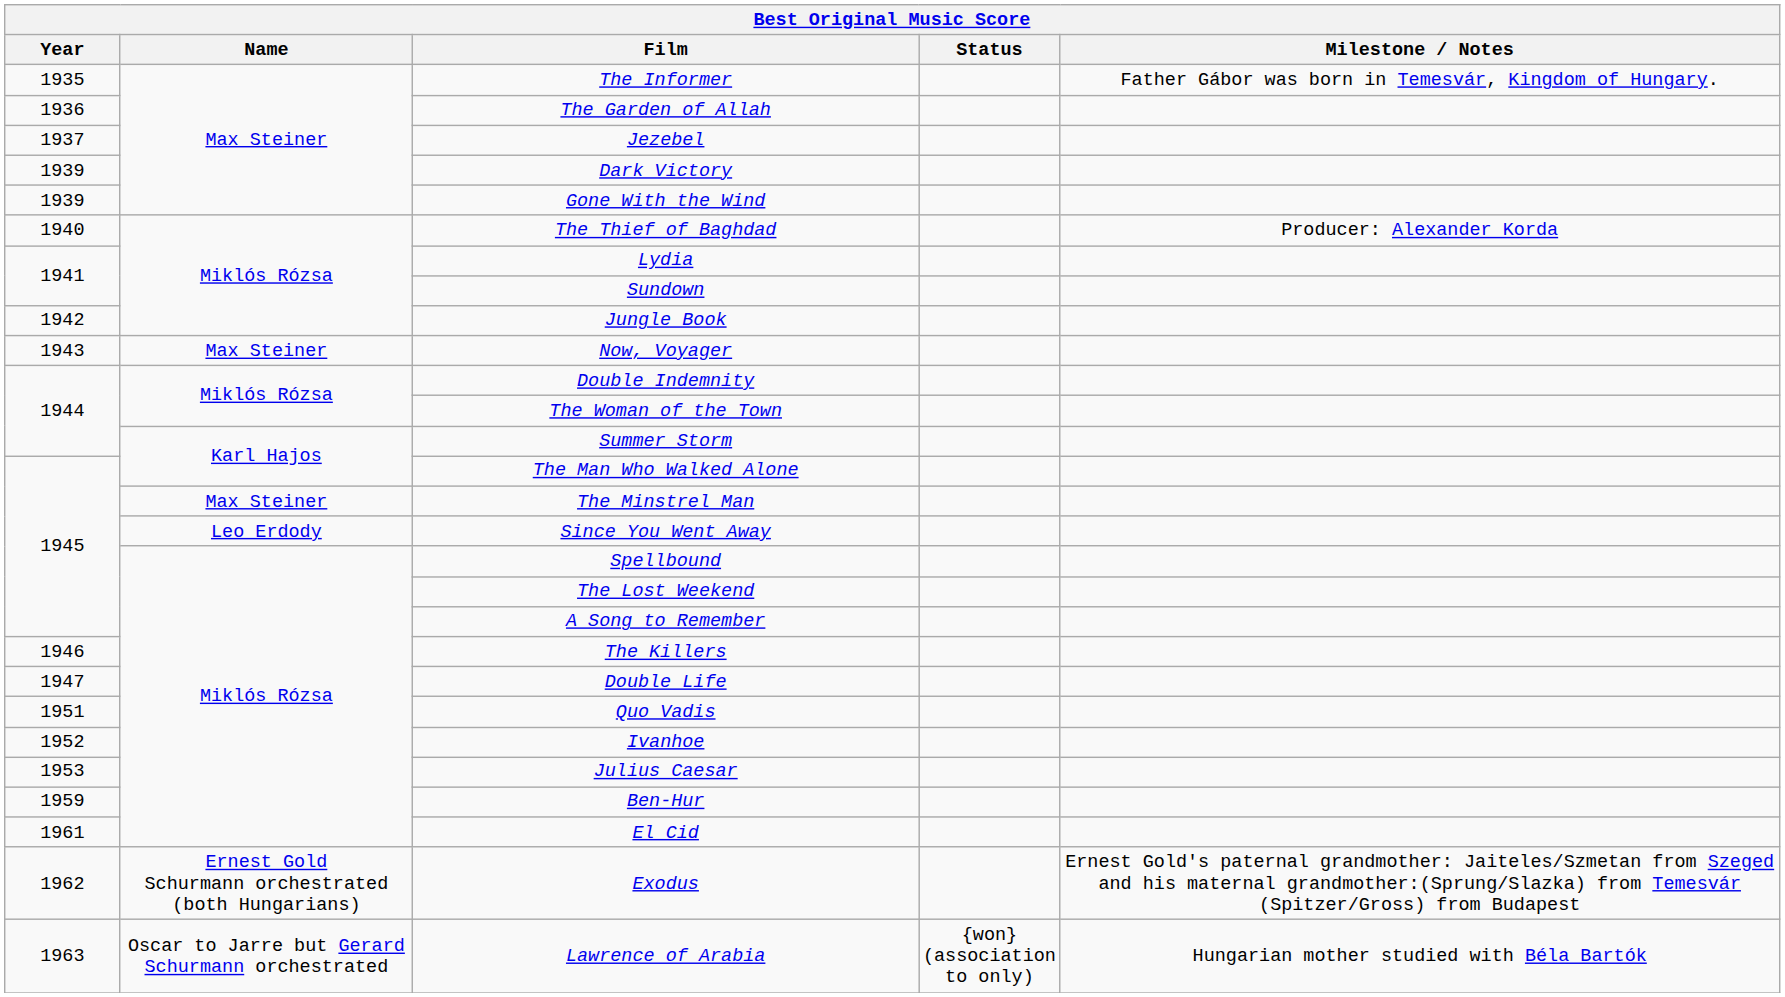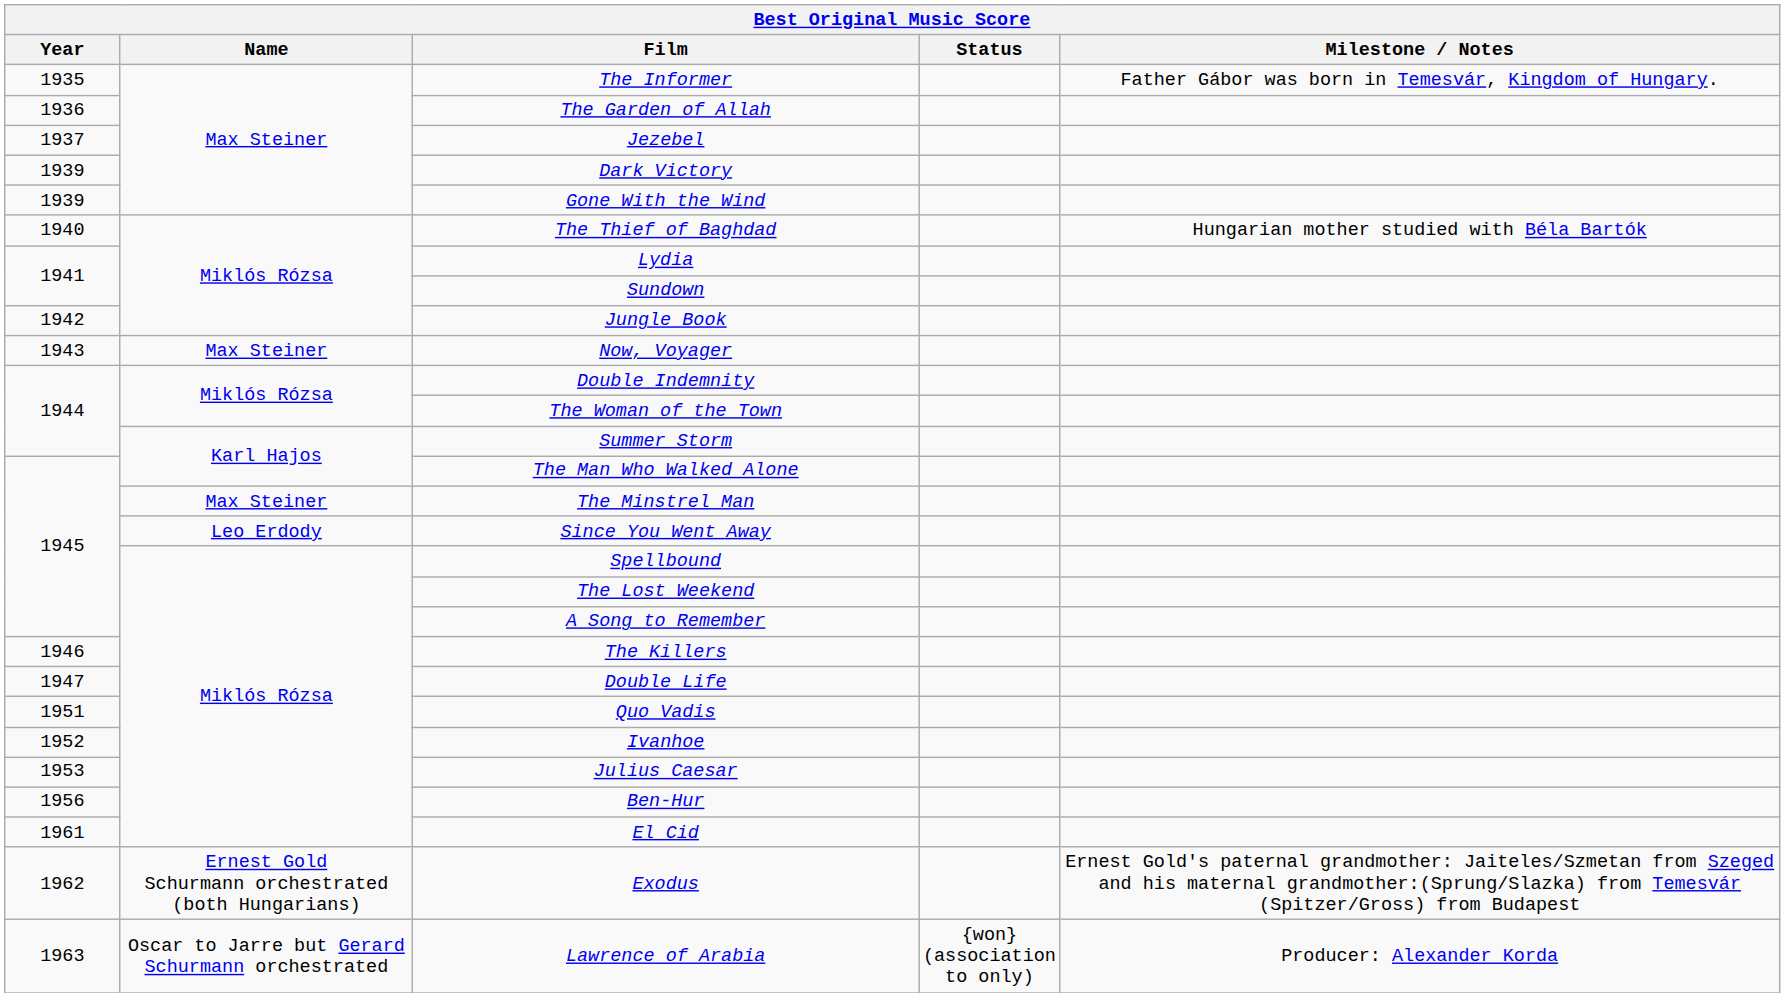(1420, 230) Producer: Alexander Korda -> (1420, 230) Hungarian mother studied with Béla Bartók
(62, 802) 1959 -> (62, 802) 1956
(1420, 956) Hungarian mother studied with Béla Bartók -> (1420, 956) Producer: Alexander Korda
